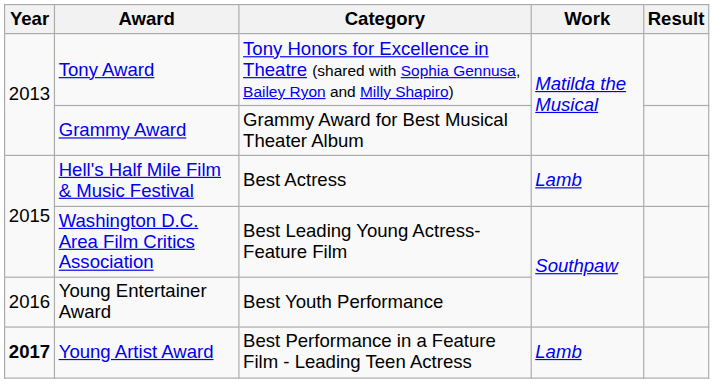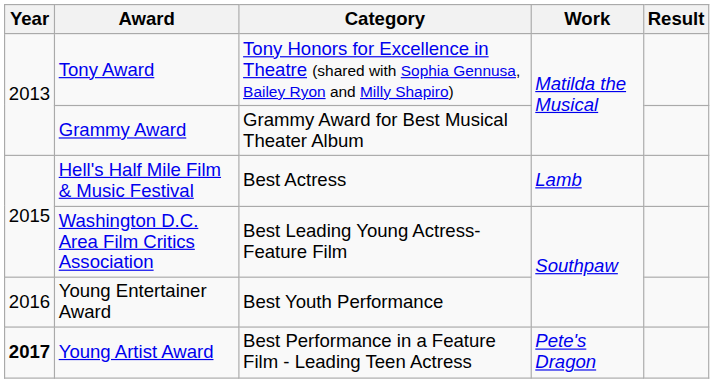(558, 352) Lamb -> (566, 352) Pete's Dragon
